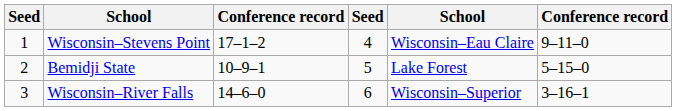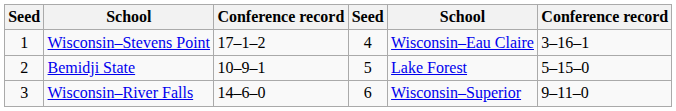(565, 42) 9–11–0 -> (565, 42) 3–16–1
(565, 93) 3–16–1 -> (565, 93) 9–11–0
